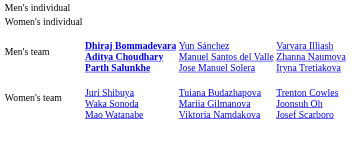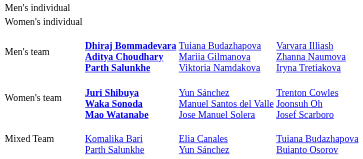(226, 57) Yun Sánchez Manuel Santos del Valle Jose Manuel Solera -> (220, 57) Tuiana Budazhapova Mariia Gilmanova Viktoria Namdakova
(114, 103) normal -> (117, 103) bold
(220, 103) Tuiana Budazhapova Mariia Gilmanova Viktoria Namdakova -> (226, 103) Yun Sánchez Manuel Santos del Valle Jose Manuel Solera
+ row: (29, 139)
